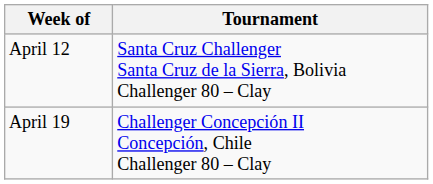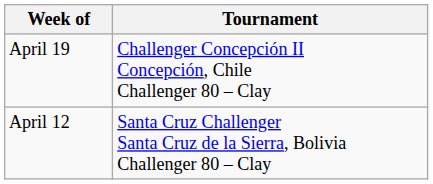rows swapped: (39, 48) <-> (39, 121)
